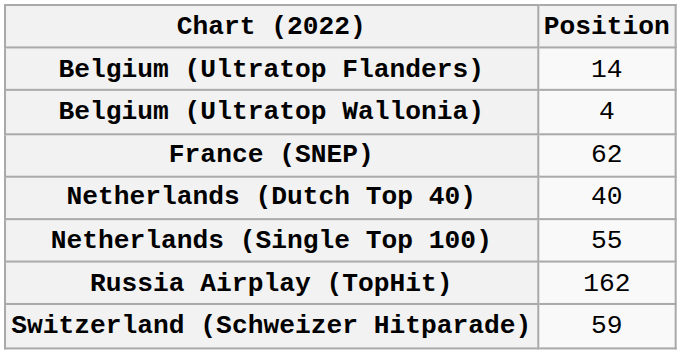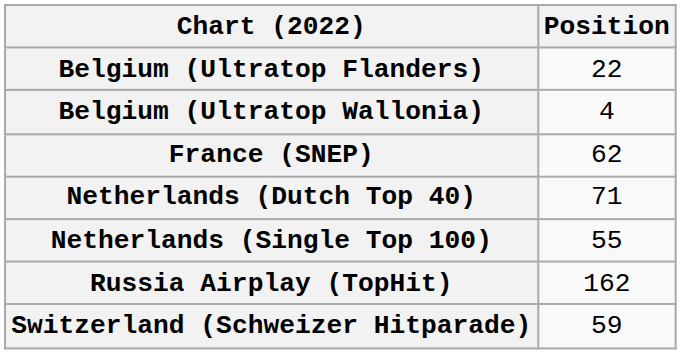(607, 69) 14 -> (607, 69) 22
(607, 198) 40 -> (607, 198) 71
